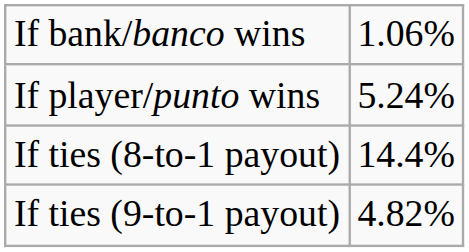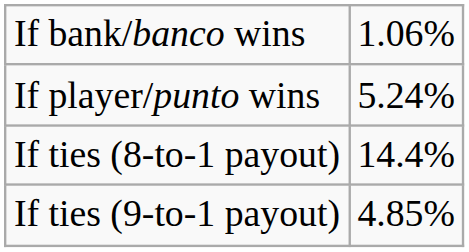(406, 214) 4.82% -> (406, 214) 4.85%
